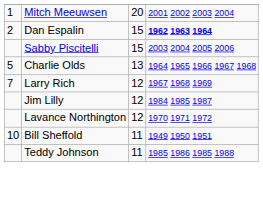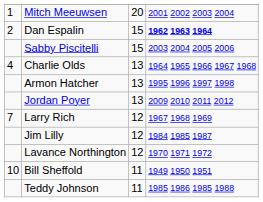(10, 65) 5 -> (10, 65) 4
+ row: (61, 83)
+ row: (57, 100)
